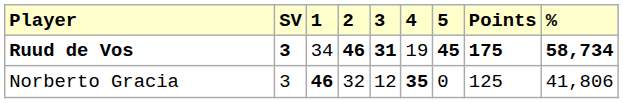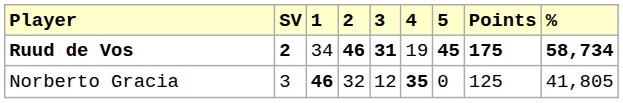(285, 51) 3 -> (285, 51) 2
(580, 82) 41,806 -> (580, 82) 41,805
